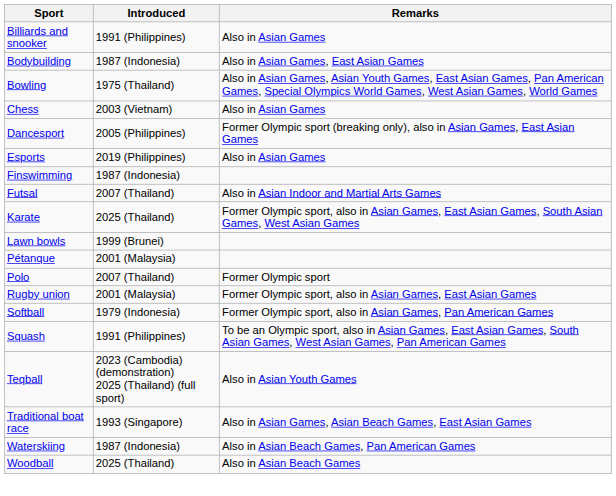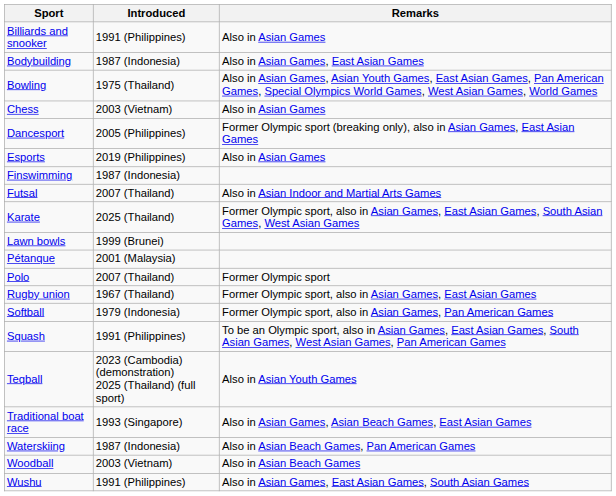(136, 294) 2001 (Malaysia) -> (135, 294) 1967 (Thailand)
(135, 464) 2025 (Thailand) -> (134, 464) 2003 (Vietnam)
+ row: (24, 482)
